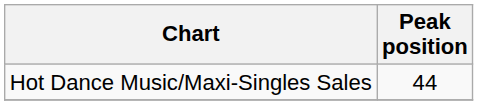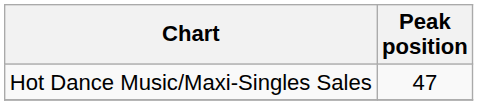(425, 81) 44 -> (425, 81) 47
